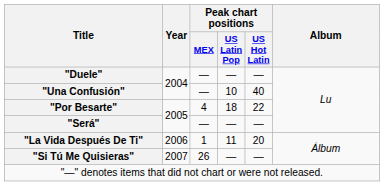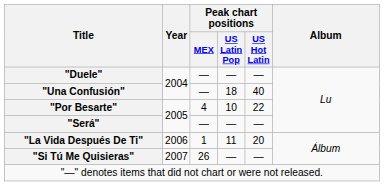(231, 91) 10 -> (231, 91) 18
(231, 107) 18 -> (231, 107) 10
